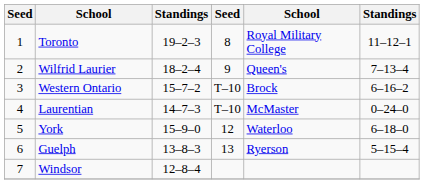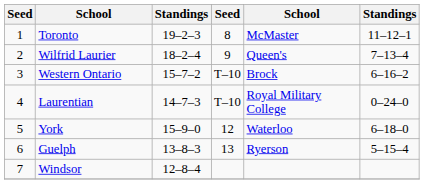(284, 41) Royal Military College -> (273, 34) McMaster
(273, 108) McMaster -> (284, 101) Royal Military College
